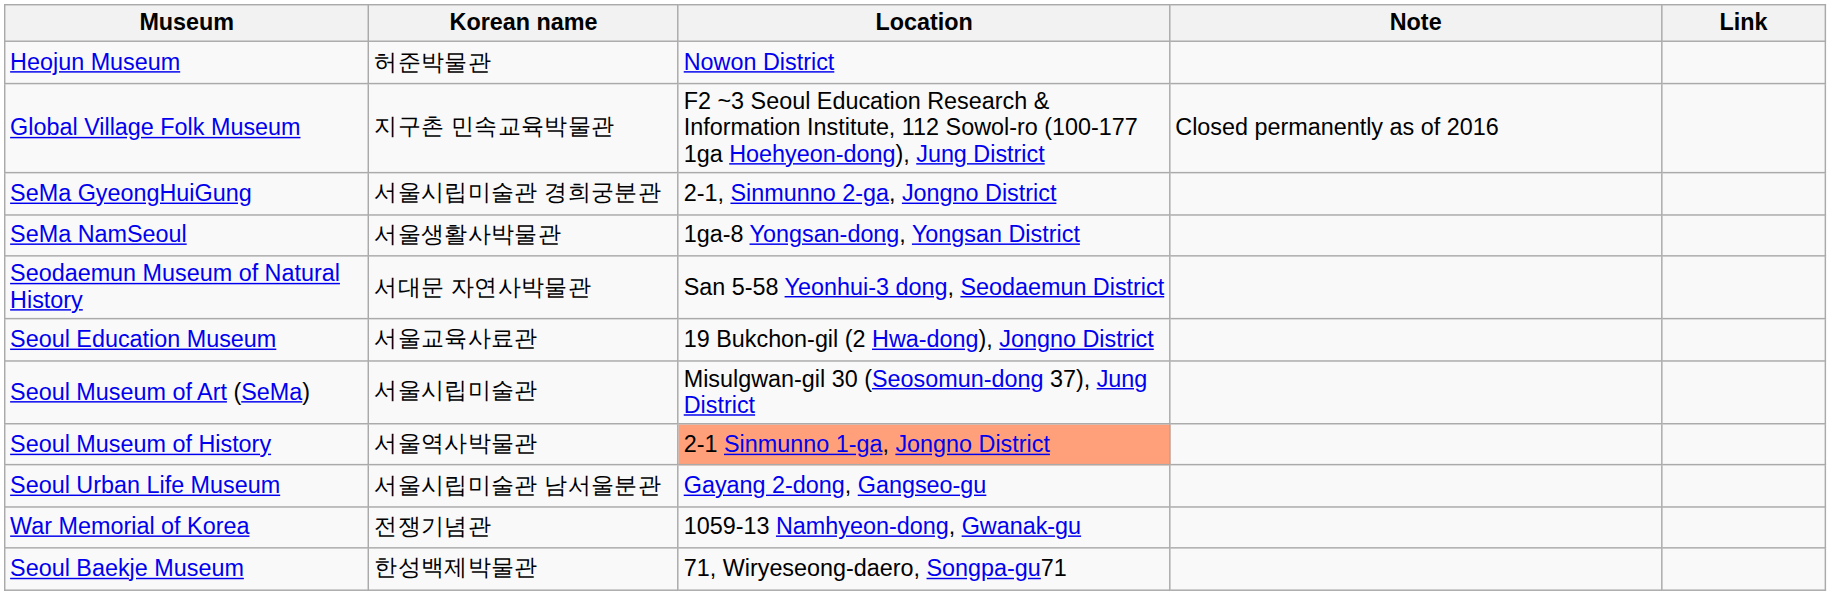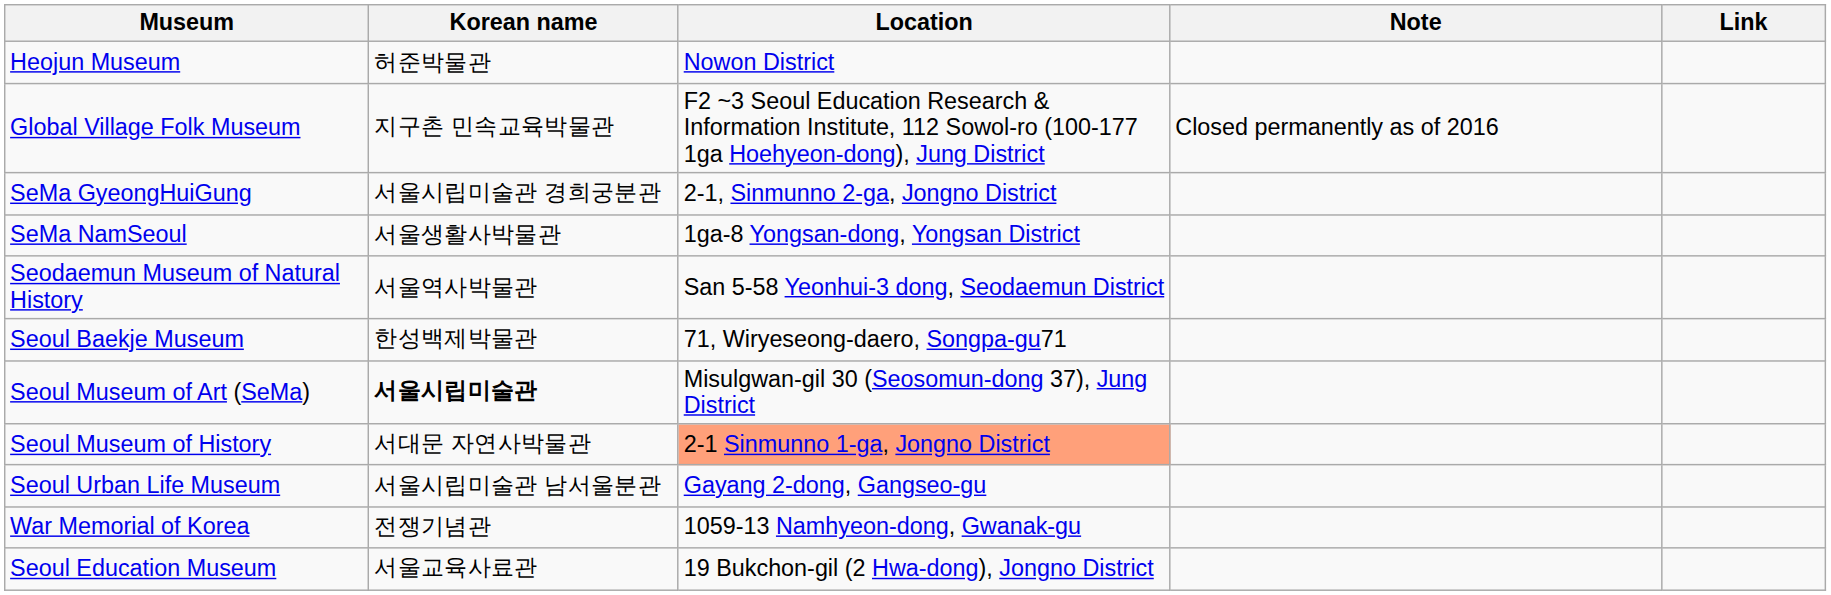(483, 286) 서대문 자연사박물관 -> (456, 286) 서울역사박물관
rows swapped: (143, 339) <-> (127, 568)
(456, 391) normal -> (456, 391) bold
(456, 443) 서울역사박물관 -> (483, 443) 서대문 자연사박물관
